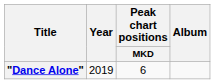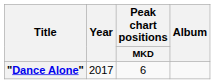(101, 70) 2019 -> (101, 70) 2017
